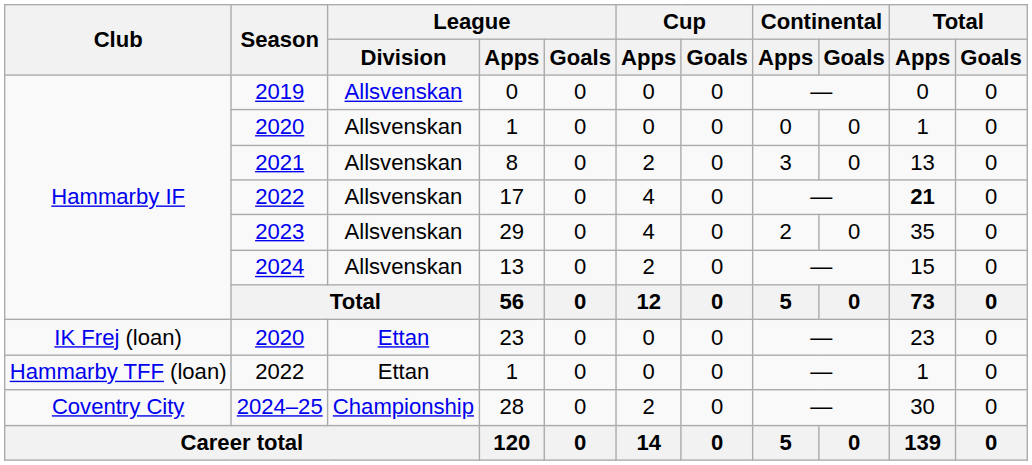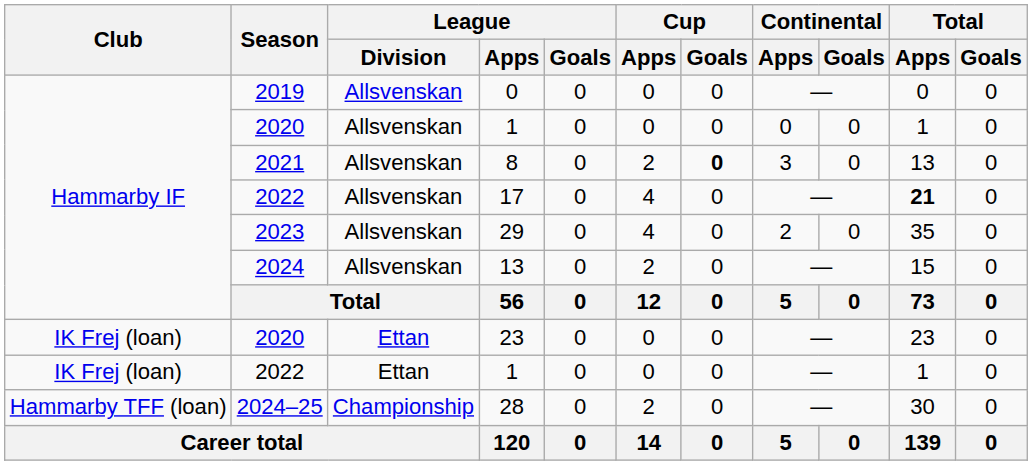(717, 162) normal -> (717, 162) bold
(118, 372) Hammarby TFF (loan) -> (118, 372) IK Frej (loan)
(118, 407) Coventry City -> (118, 407) Hammarby TFF (loan)
